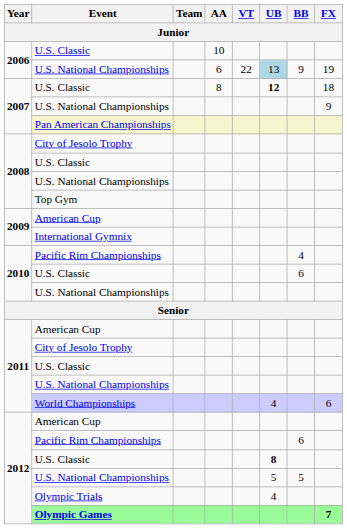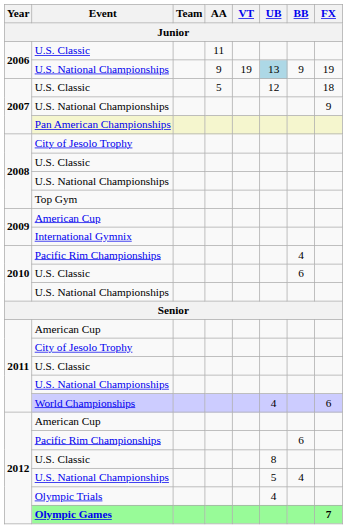(219, 51) 10 -> (219, 51) 11
(219, 69) 6 -> (219, 69) 9
(246, 69) 22 -> (246, 69) 19
(219, 88) 8 -> (219, 88) 5
(274, 88) bold -> (274, 88) normal
(274, 459) bold -> (274, 459) normal
(301, 477) 5 -> (301, 477) 4
